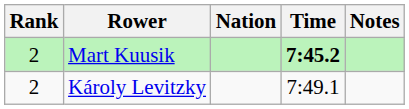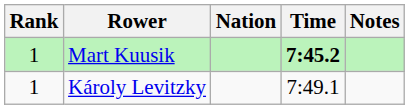(34, 54) 2 -> (34, 54) 1
(34, 87) 2 -> (34, 87) 1
